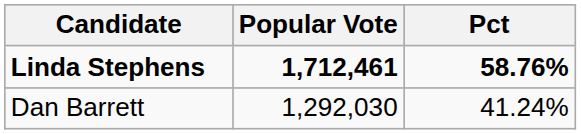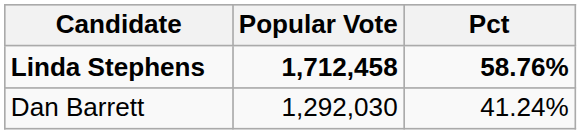(340, 66) 1,712,461 -> (340, 66) 1,712,458
